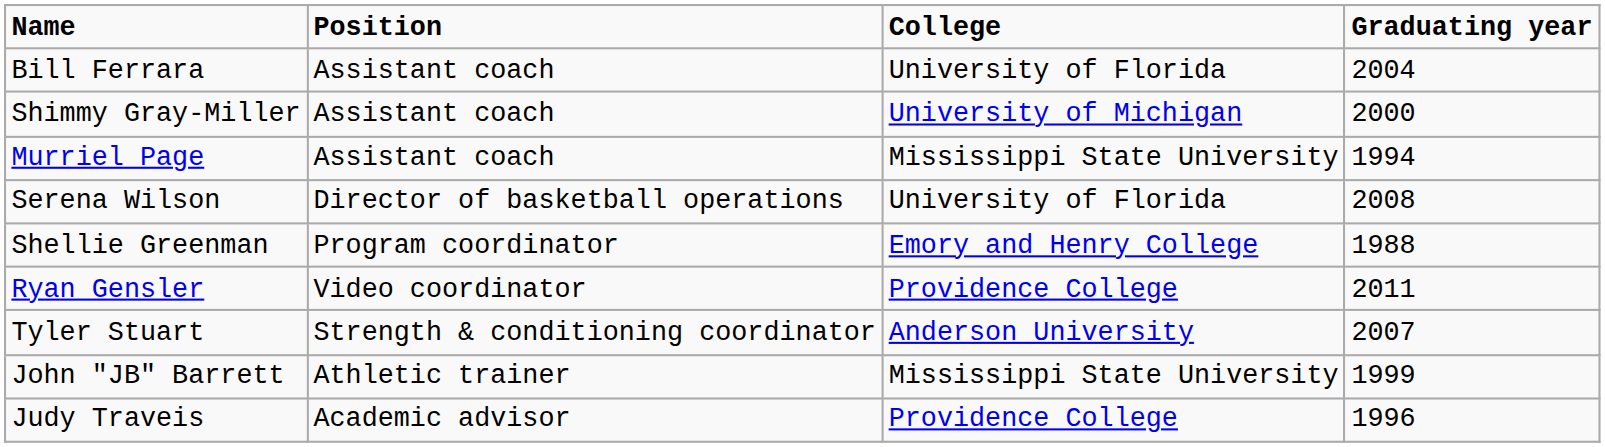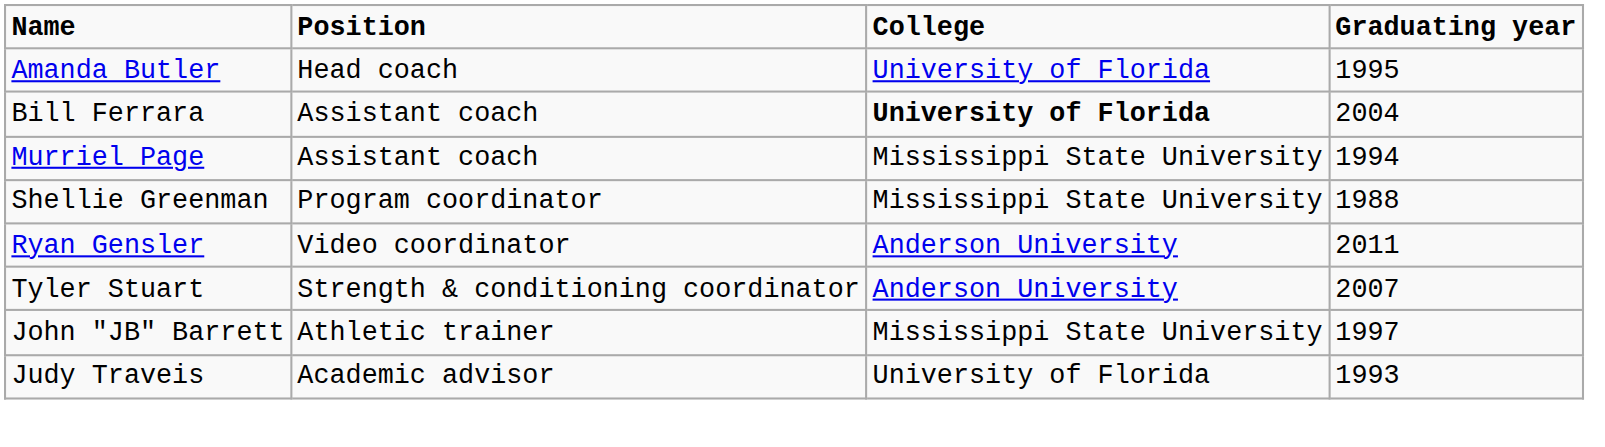+ row: (116, 70)
(1057, 70) normal -> (1041, 114) bold
- row: (156, 114)
- row: (116, 201)
(1073, 245) Emory and Henry College -> (1098, 201) Mississippi State University
(1033, 289) Providence College -> (1025, 245) Anderson University
(1384, 376) 1999 -> (1367, 332) 1997
(1033, 420) Providence College -> (1041, 376) University of Florida
(1384, 420) 1996 -> (1367, 376) 1993
